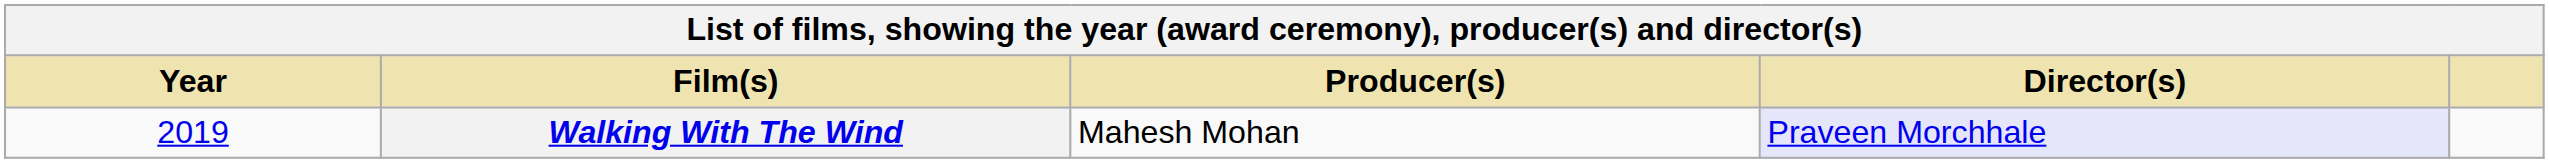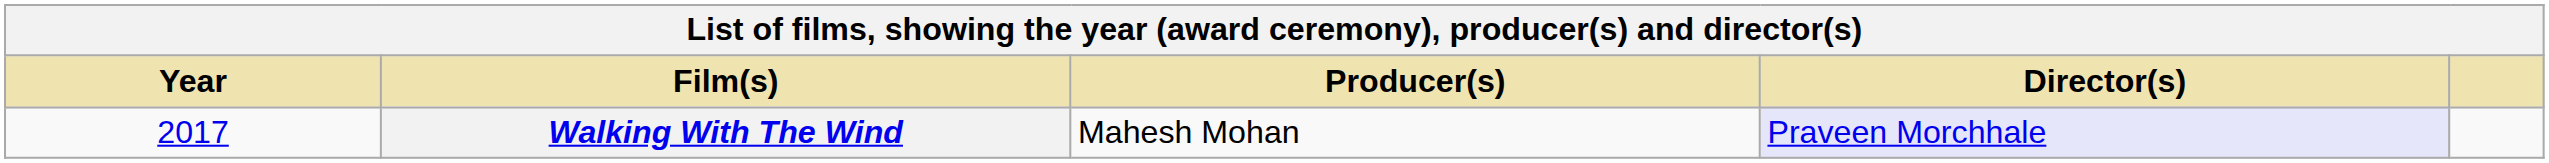(193, 132) 2019 -> (193, 132) 2017
